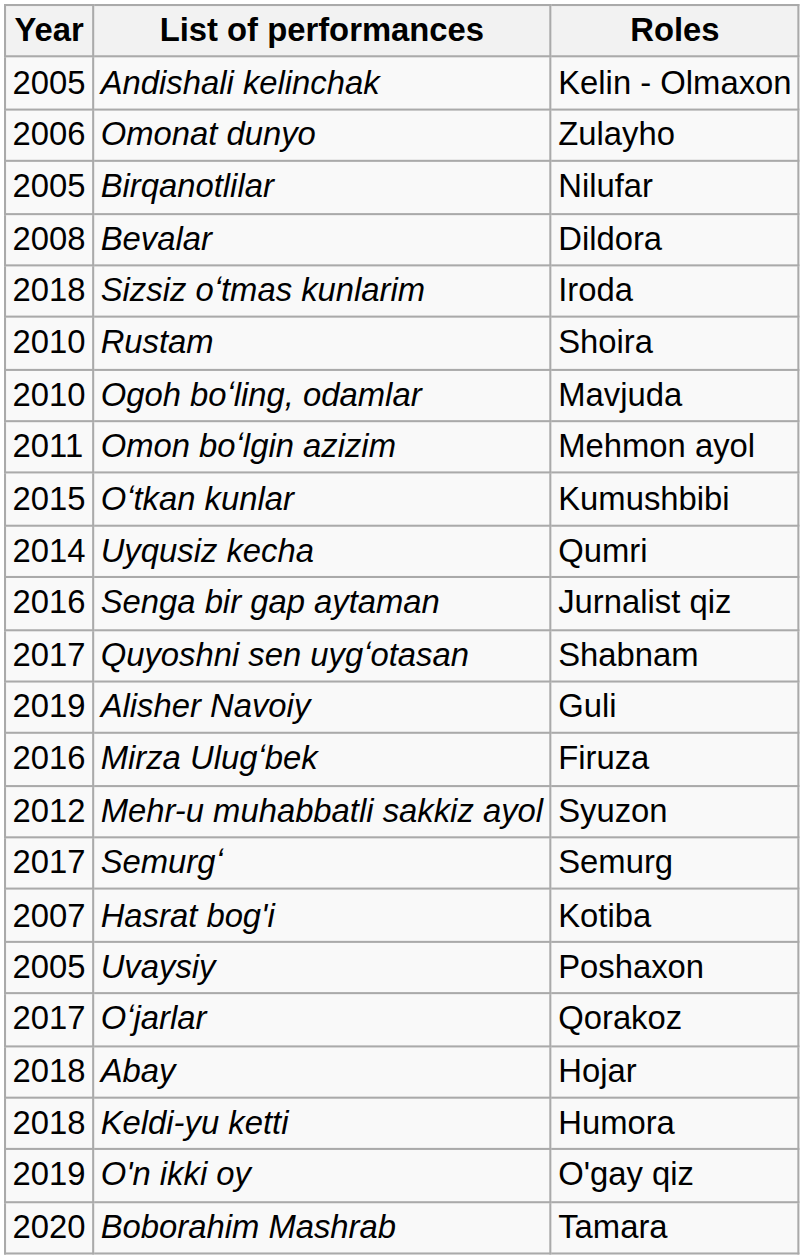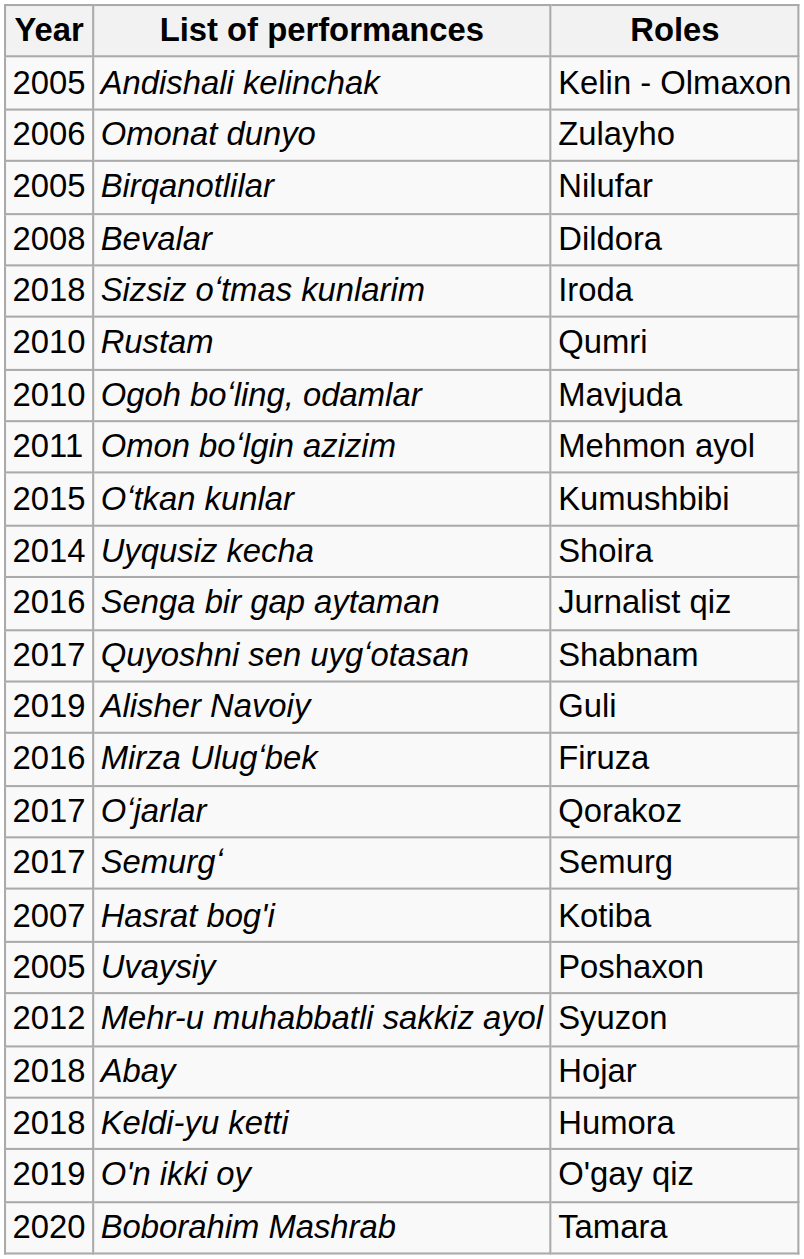(606, 342) Shoira -> (603, 342) Qumri
(603, 550) Qumri -> (606, 550) Shoira
rows swapped: (154, 1018) <-> (322, 810)
